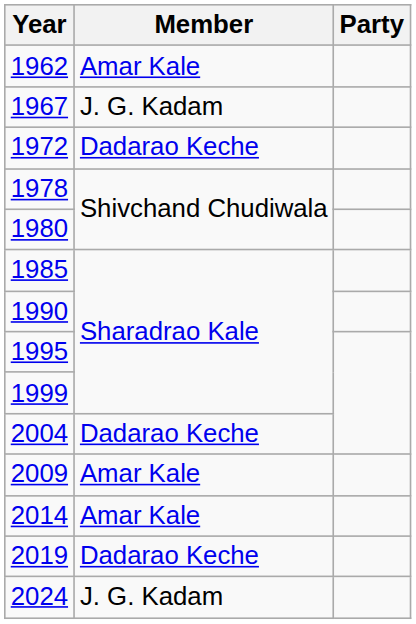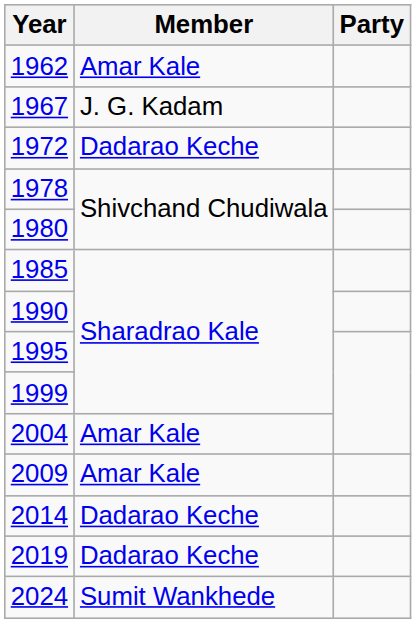(169, 433) Dadarao Keche -> (140, 433) Amar Kale
(140, 515) Amar Kale -> (169, 515) Dadarao Keche
(152, 596) J. G. Kadam -> (178, 596) Sumit Wankhede
